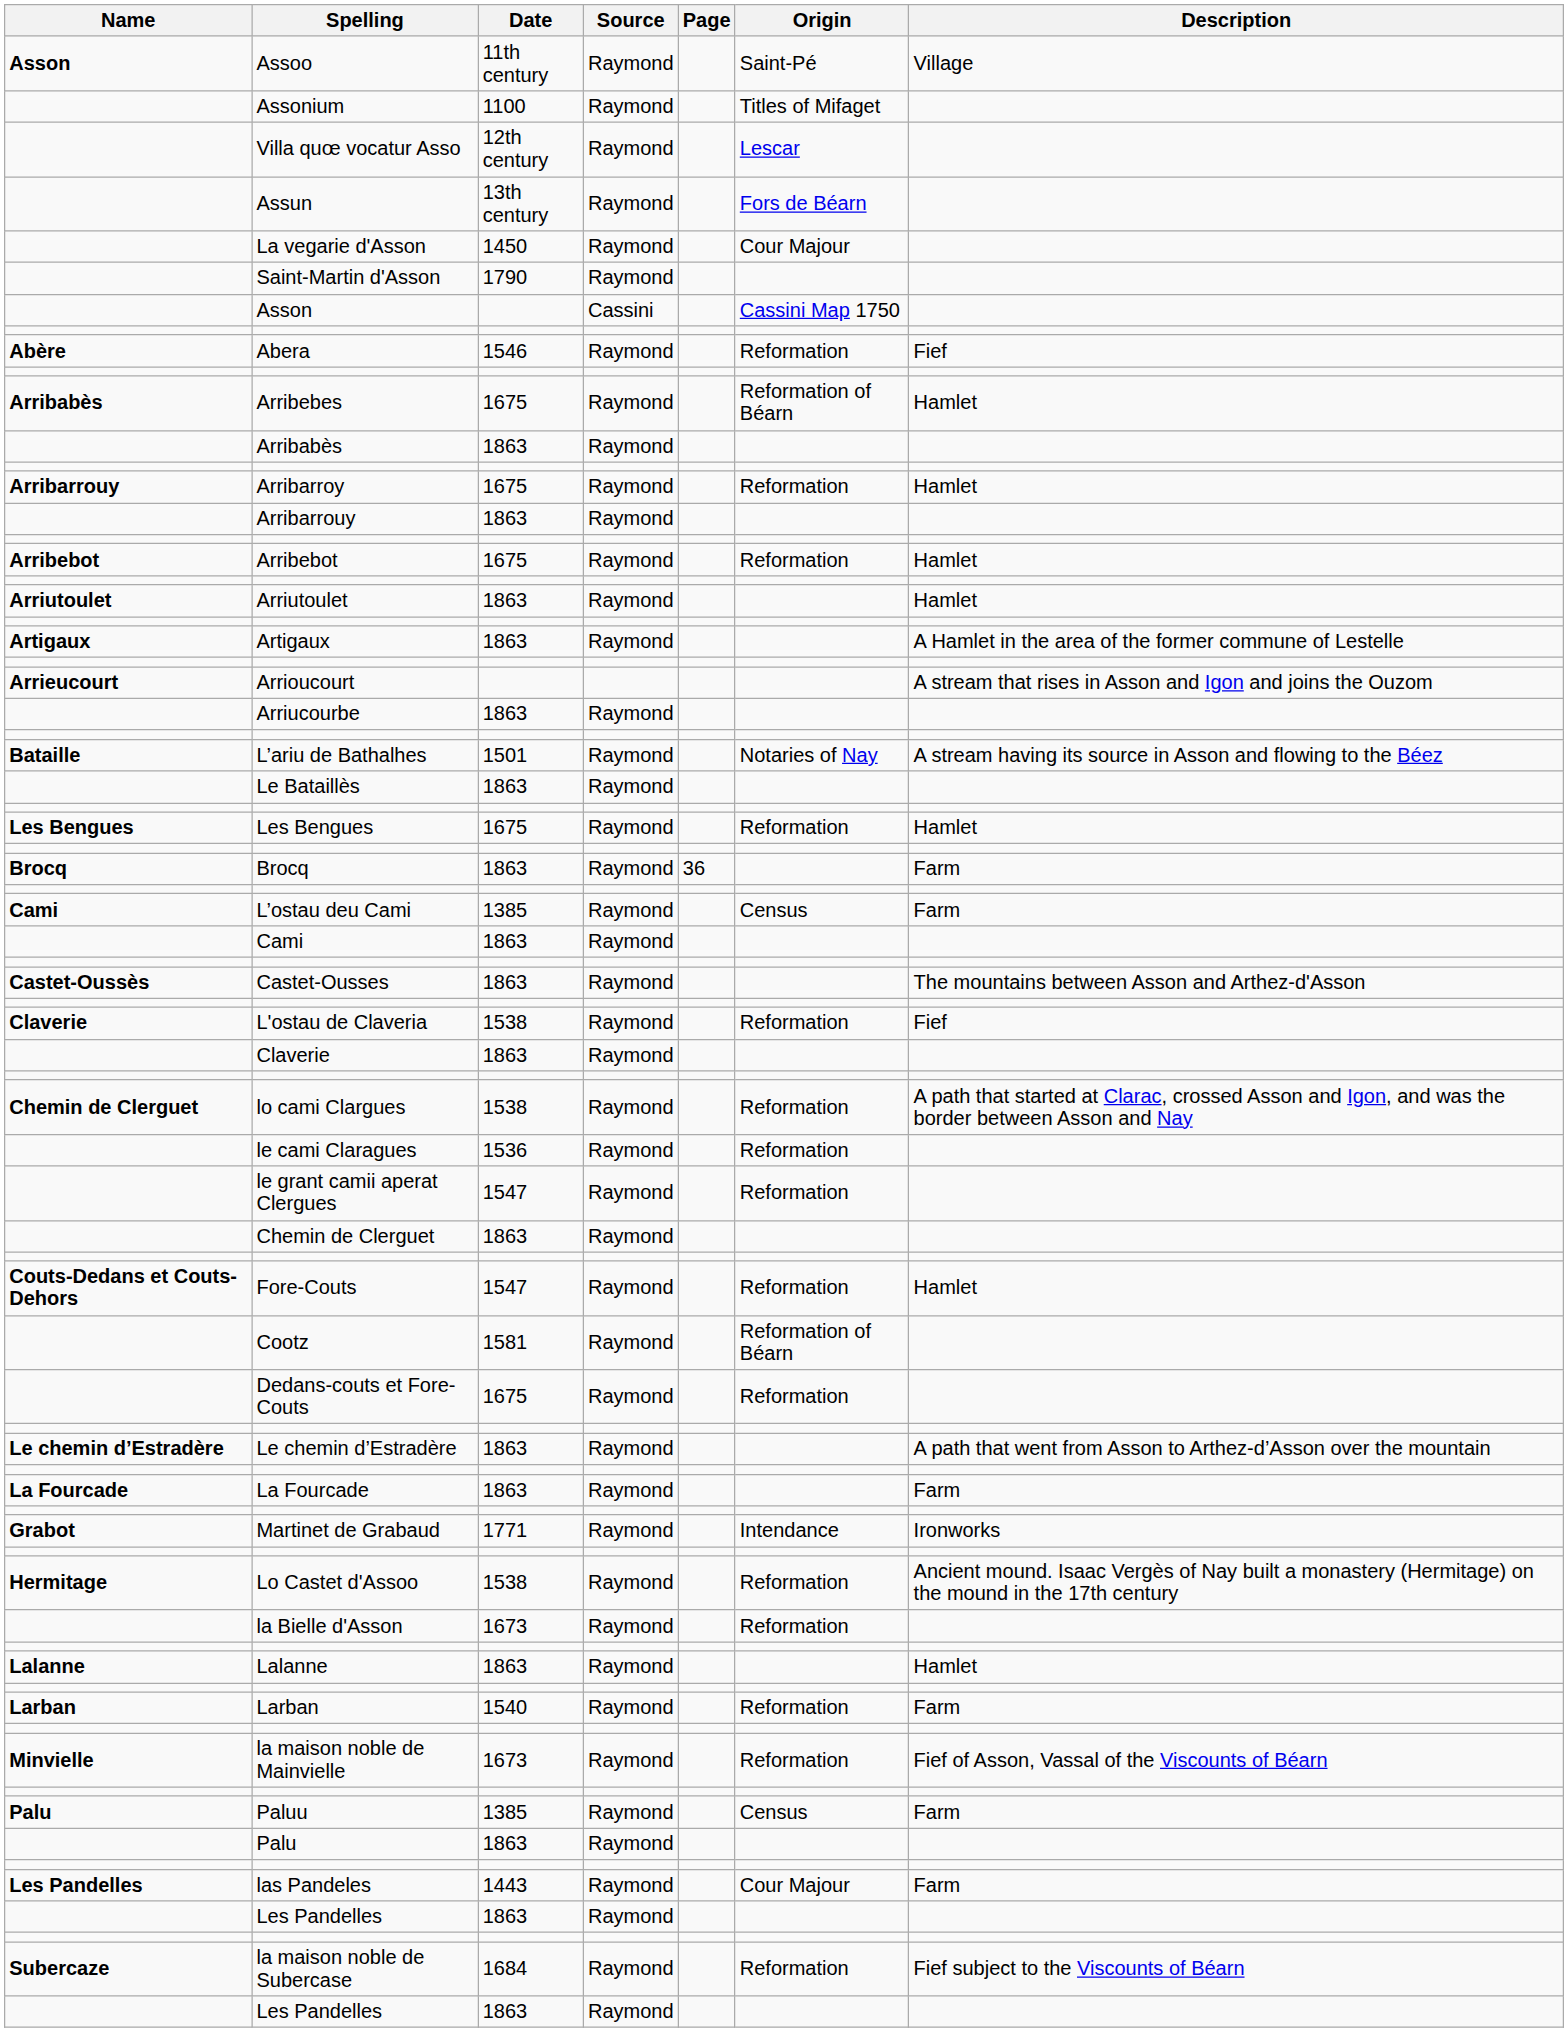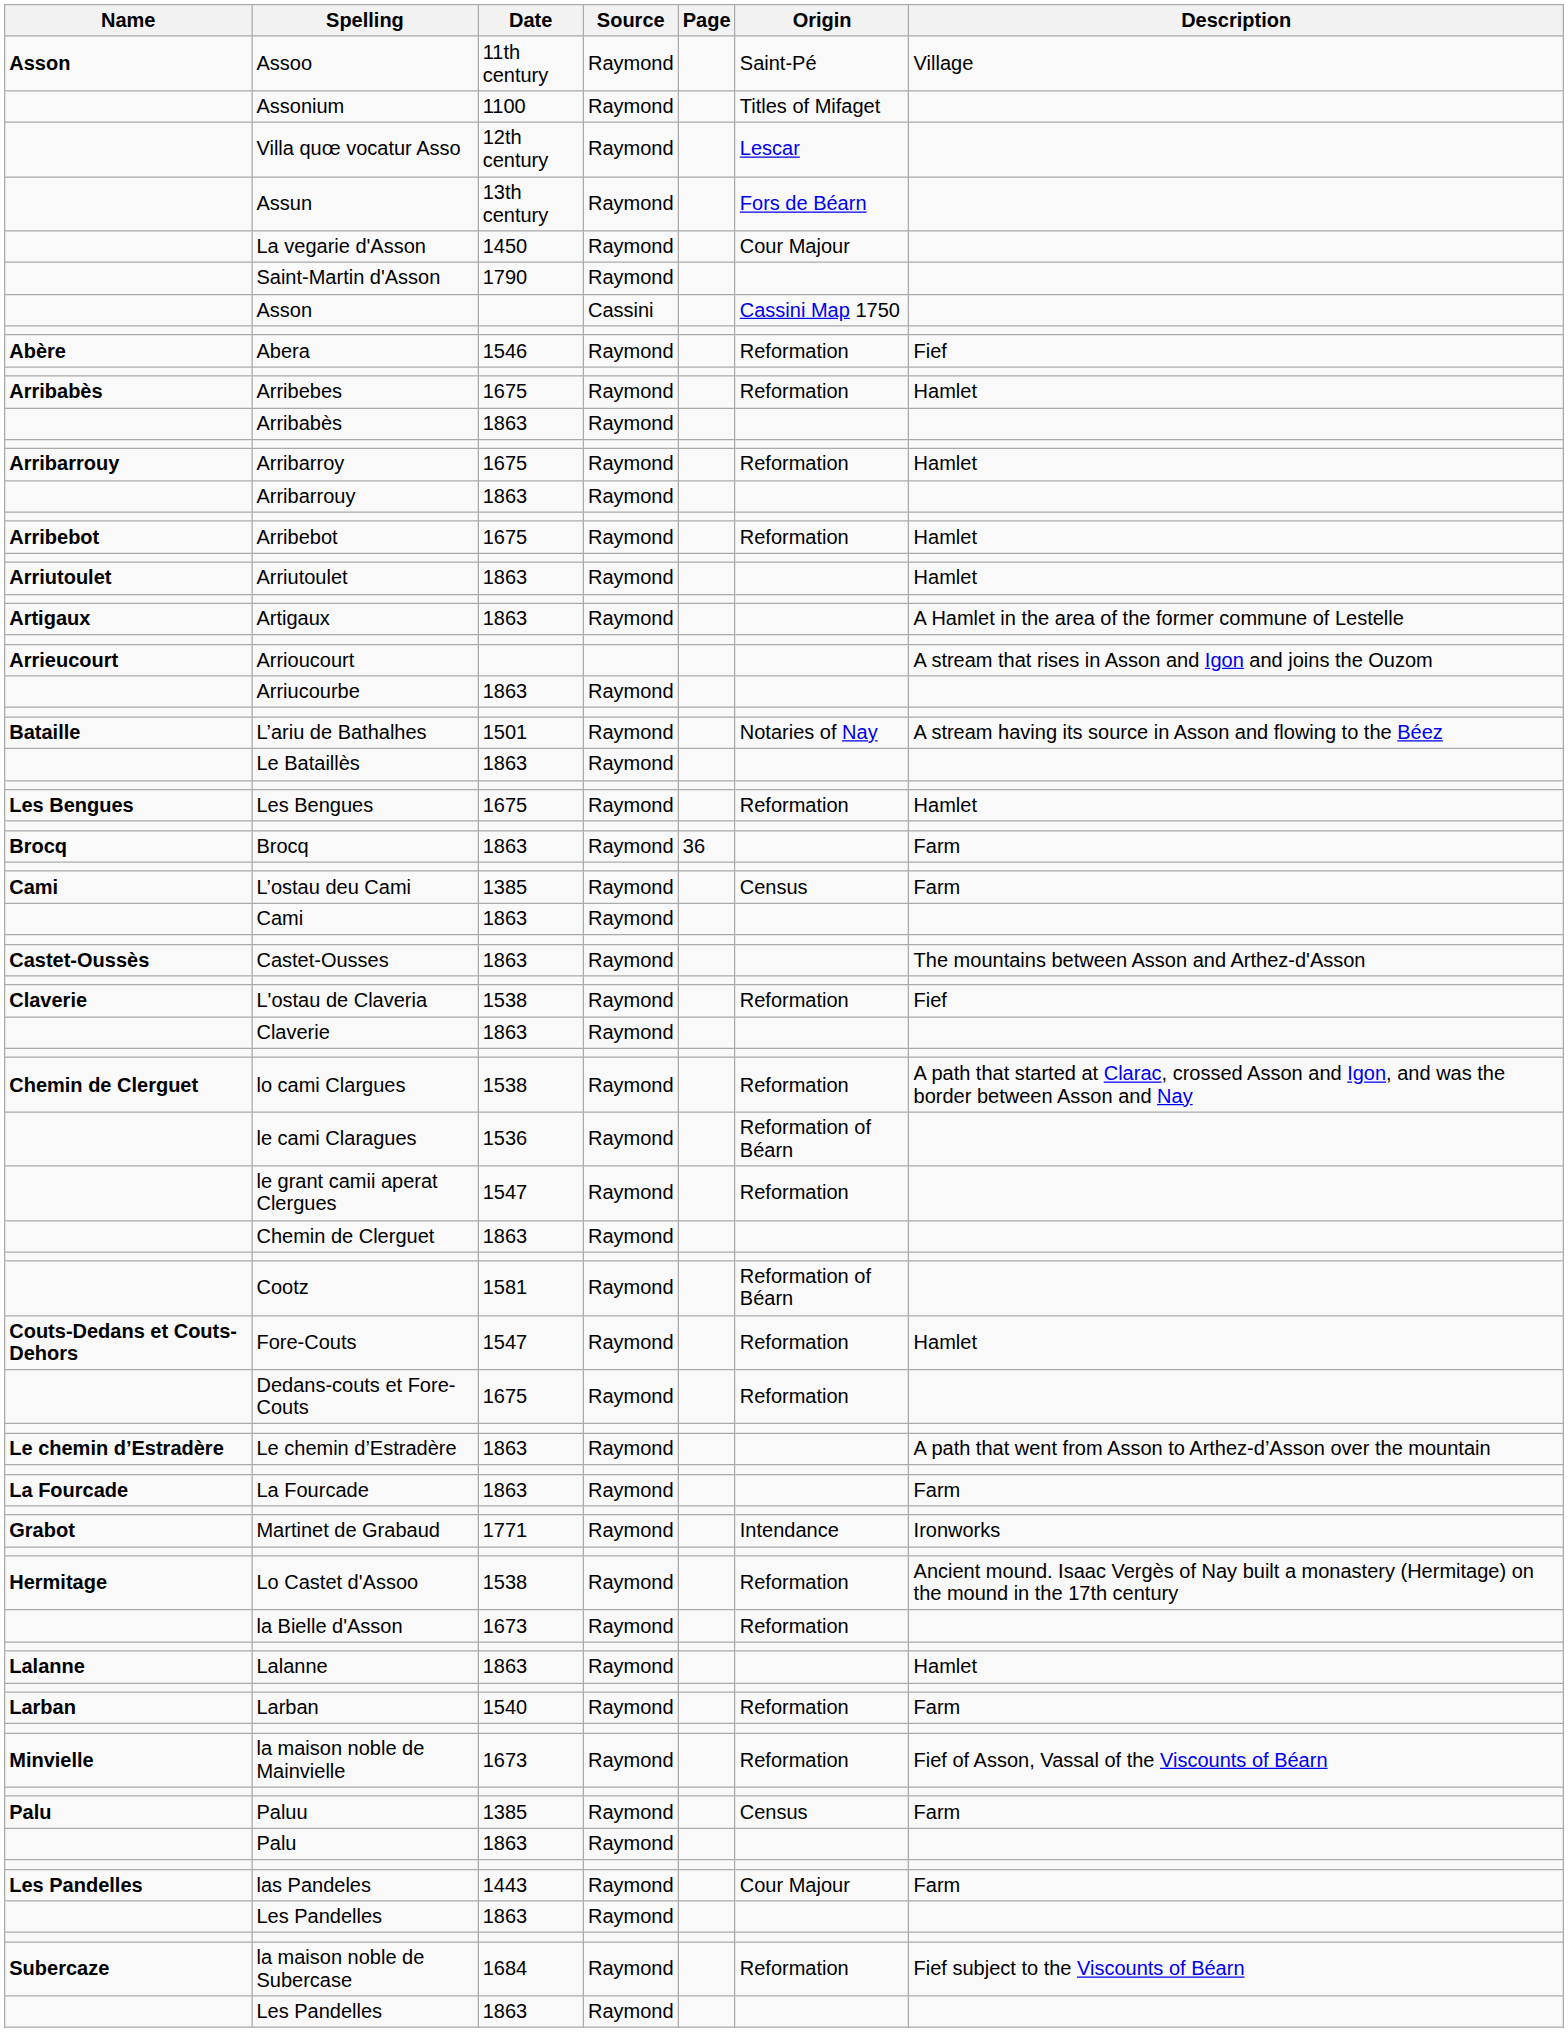(805, 403) Reformation of Béarn -> (794, 391) Reformation
(794, 1150) Reformation -> (805, 1138) Reformation of Béarn
rows swapped: (123, 1288) <-> (128, 1343)
